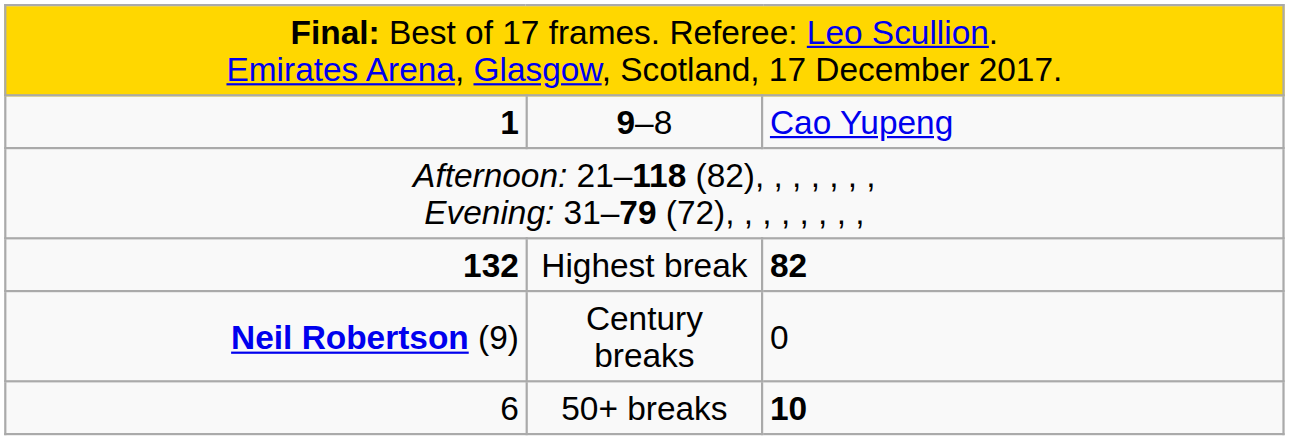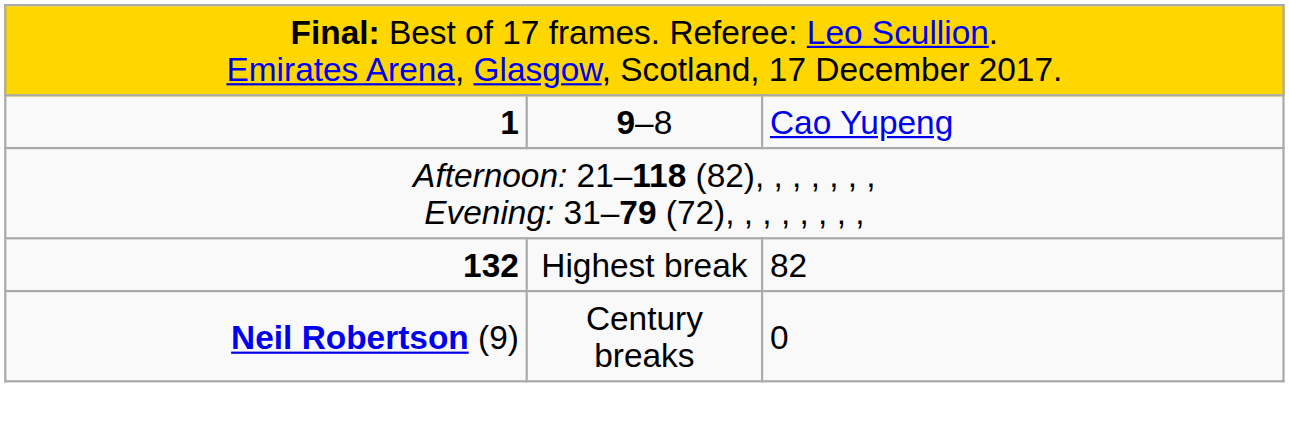(789, 265) bold -> (789, 265) normal
- row: (644, 409)
